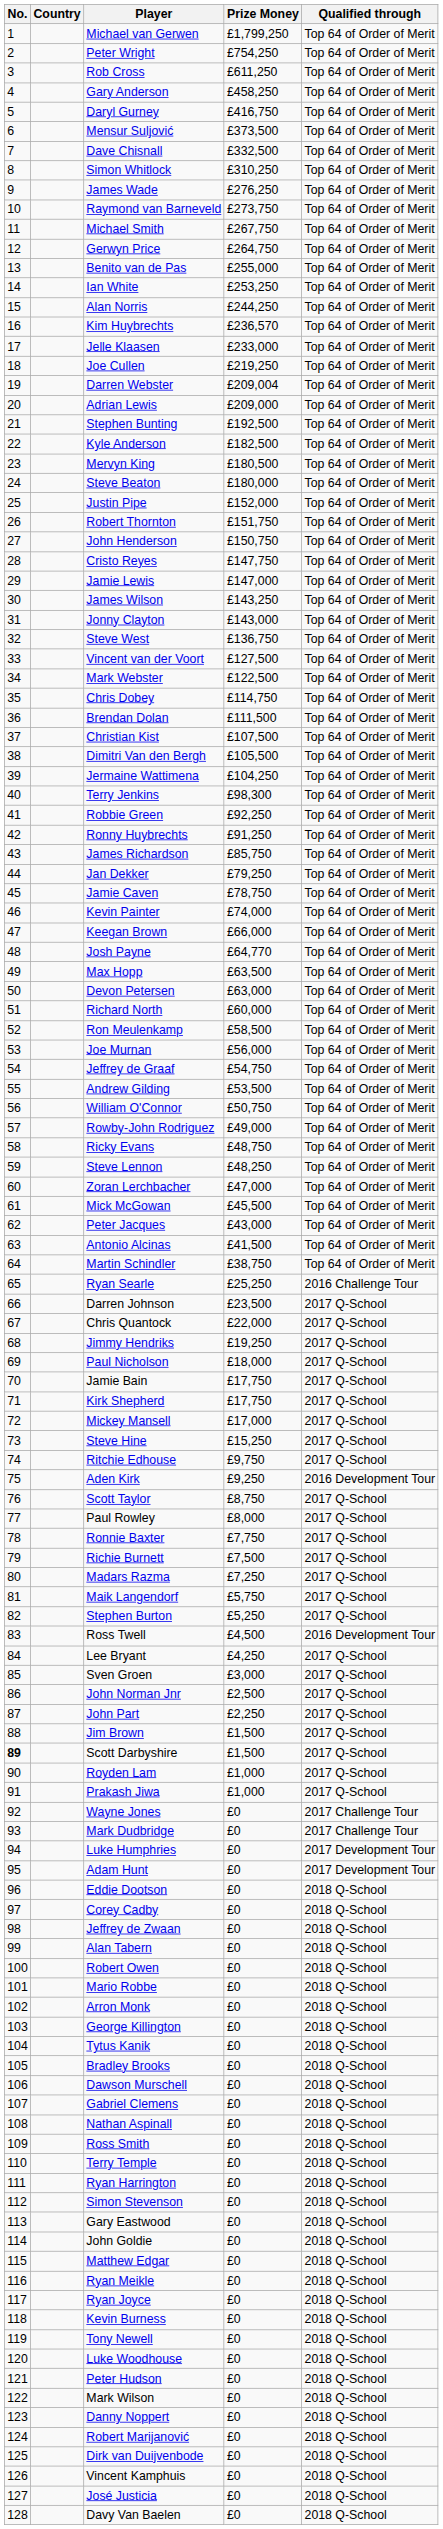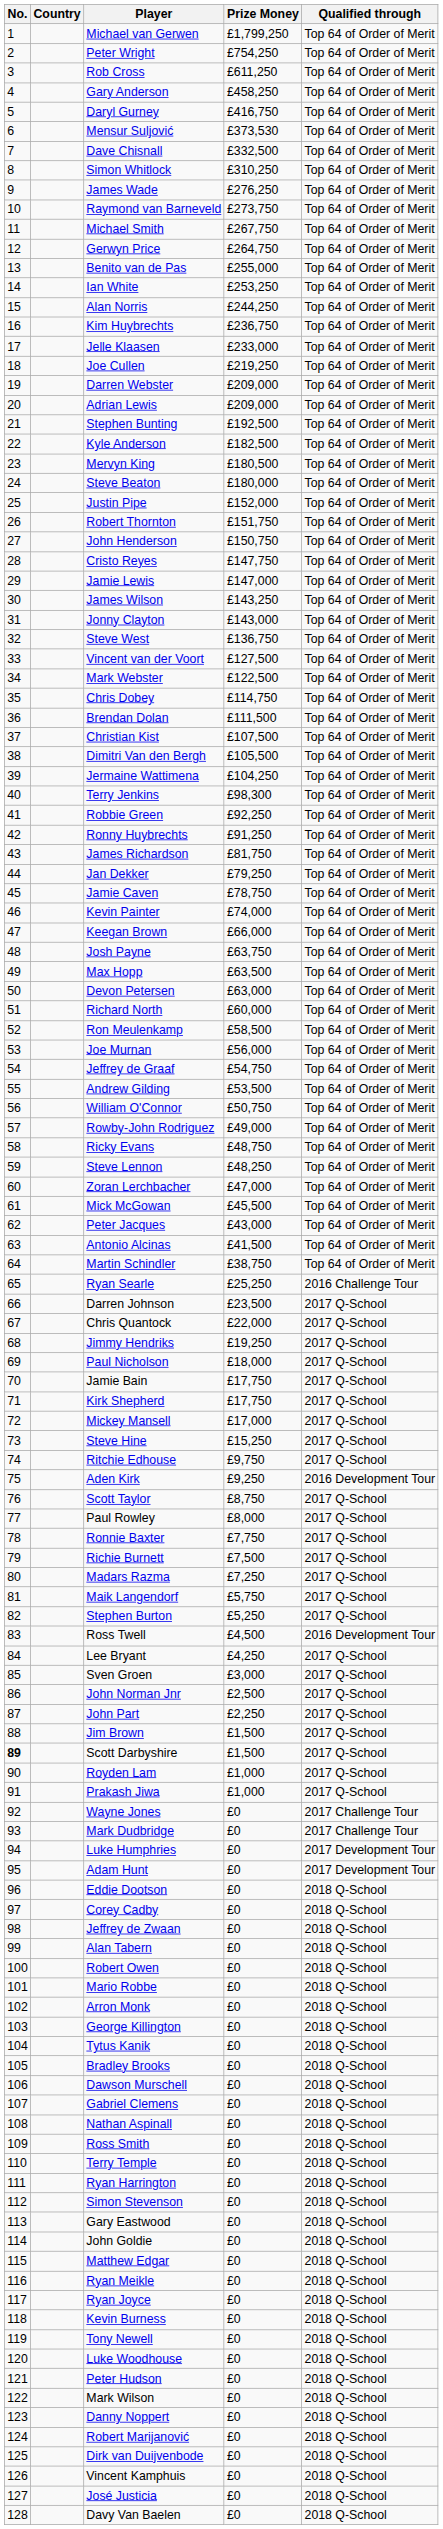(253, 131) £373,500 -> (253, 131) £373,530
(253, 326) £236,570 -> (253, 326) £236,750
(253, 385) £209,004 -> (253, 385) £209,000
(249, 854) £85,750 -> (249, 854) £81,750
(249, 952) £64,770 -> (249, 952) £63,750
